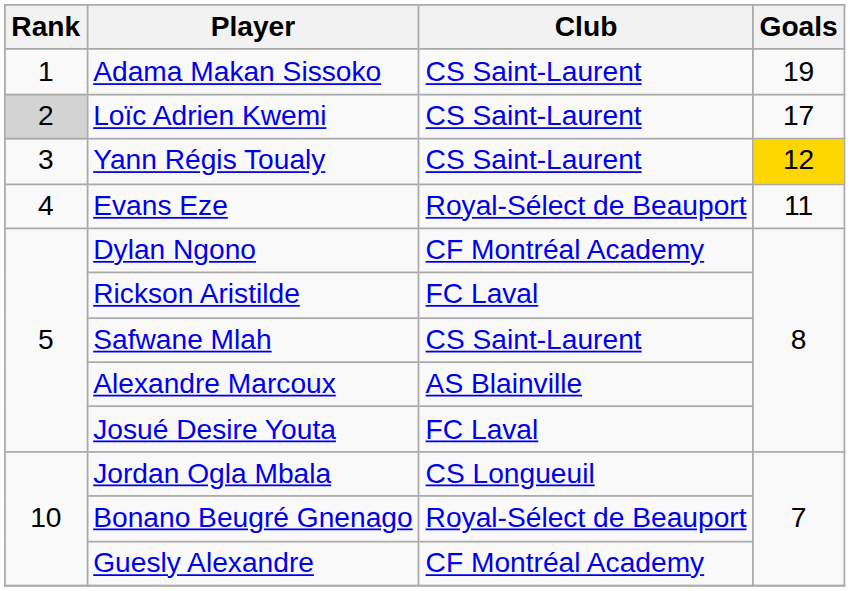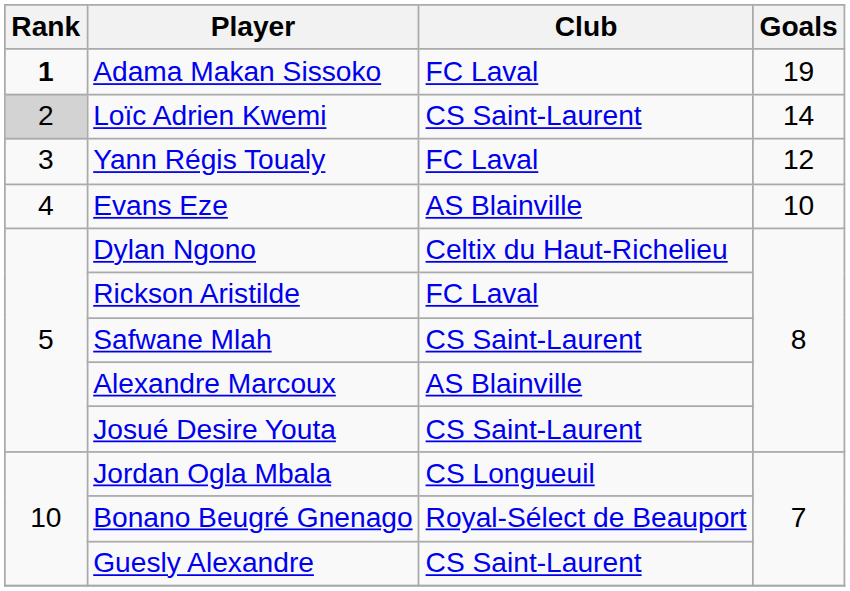(46, 71) normal -> (46, 71) bold
(534, 71) CS Saint-Laurent -> (482, 71) FC Laval
(799, 116) 17 -> (799, 116) 14
(534, 160) CS Saint-Laurent -> (482, 160) FC Laval
(799, 160) gold background -> (799, 160) no background
(586, 205) Royal-Sélect de Beauport -> (504, 205) AS Blainville
(799, 205) 11 -> (799, 205) 10
(565, 250) CF Montréal Academy -> (577, 250) Celtix du Haut-Richelieu
(482, 428) FC Laval -> (534, 428) CS Saint-Laurent
(565, 562) CF Montréal Academy -> (534, 562) CS Saint-Laurent
